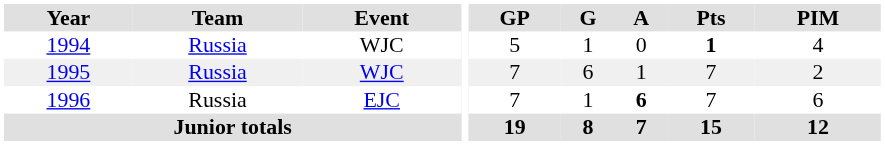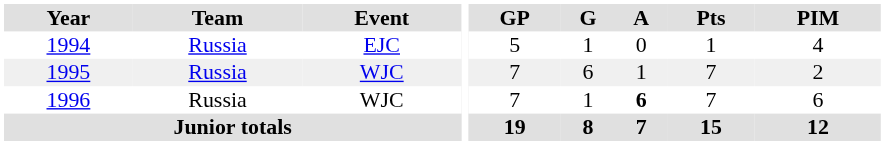(382, 44) WJC -> (382, 44) EJC
(711, 44) bold -> (711, 44) normal
(382, 99) EJC -> (382, 99) WJC
